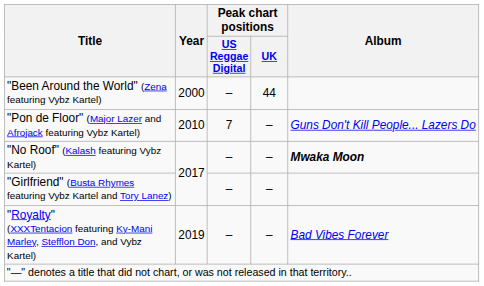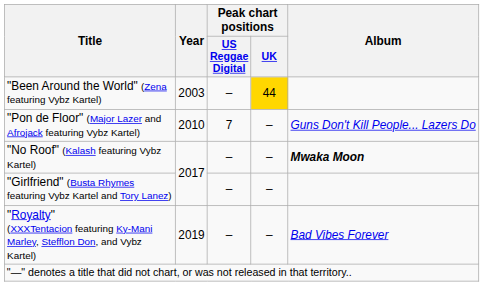(191, 93) 2000 -> (191, 93) 2003
(269, 93) no background -> (269, 93) gold background
